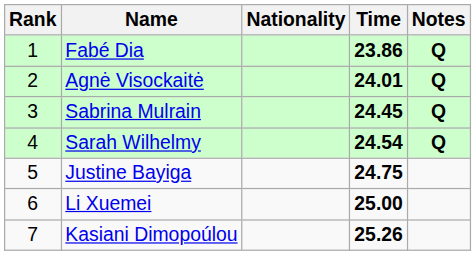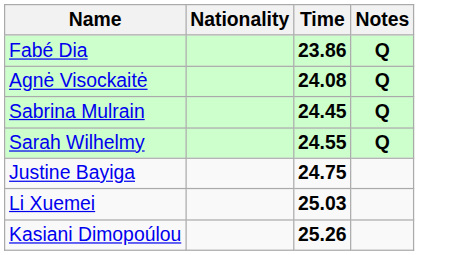- column: (33, 19)
(379, 81) 24.01 -> (322, 81) 24.08
(379, 142) 24.54 -> (322, 142) 24.55
(379, 204) 25.00 -> (322, 204) 25.03
